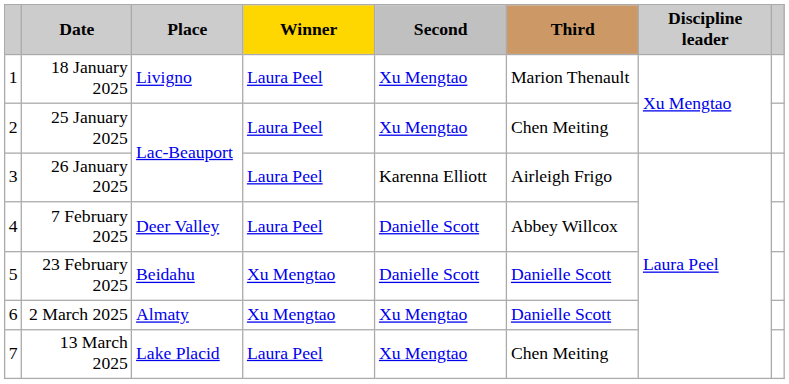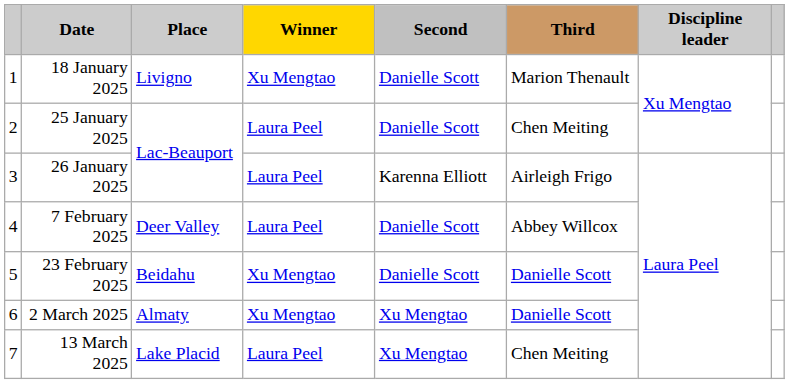(285, 78) Laura Peel -> (291, 78) Xu Mengtao
(423, 78) Xu Mengtao -> (429, 78) Danielle Scott
(423, 127) Xu Mengtao -> (429, 127) Danielle Scott
